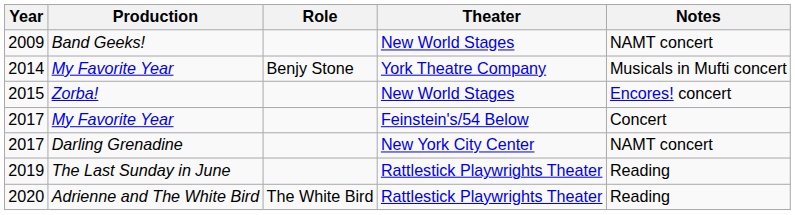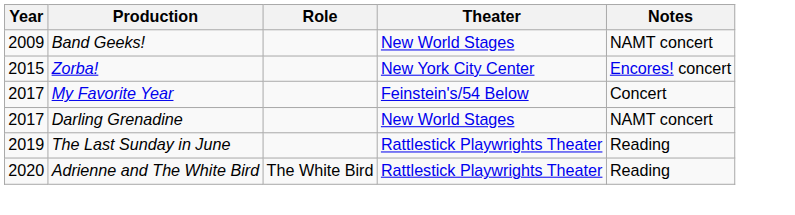- row: (26, 68)
(448, 94) New World Stages -> (458, 68) New York City Center
(458, 145) New York City Center -> (448, 119) New World Stages
